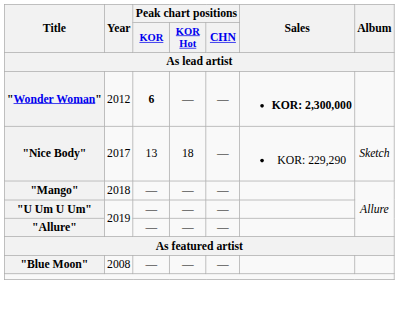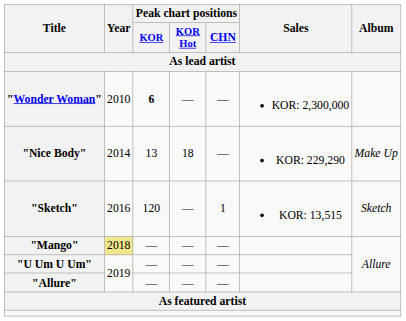(119, 98) 2012 -> (119, 98) 2010
(297, 105) bold -> (296, 105) normal
(119, 153) 2017 -> (119, 153) 2014
(374, 153) Sketch -> (376, 153) Make Up
+ row: (54, 208)
(119, 190) no background -> (119, 245) khaki background
- row: (54, 264)
